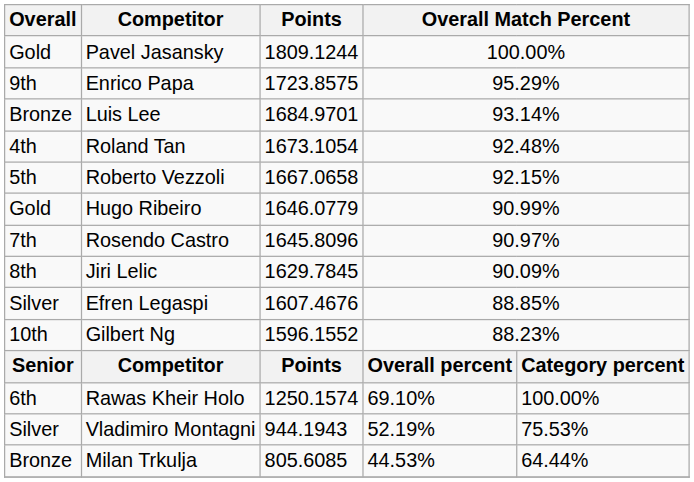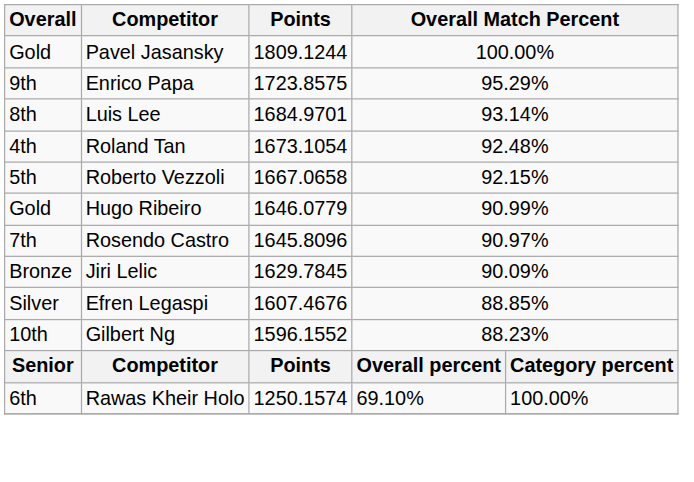(41, 114) Bronze -> (23, 114) 8th
(23, 271) 8th -> (41, 271) Bronze
- row: (171, 429)
- row: (141, 460)
